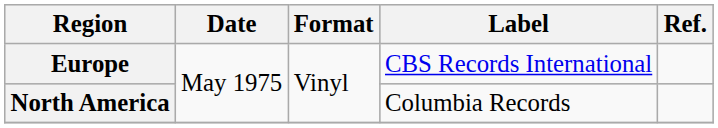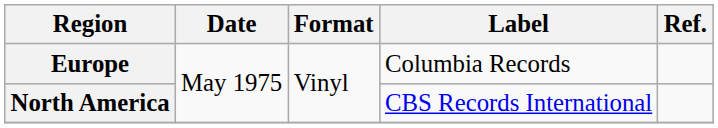(519, 63) CBS Records International -> (478, 63) Columbia Records
(478, 102) Columbia Records -> (519, 102) CBS Records International
